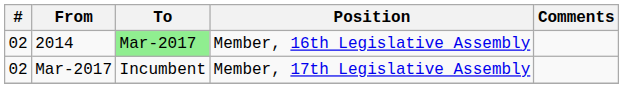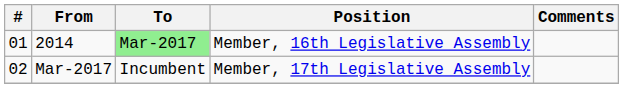(18, 44) 02 -> (18, 44) 01
